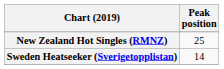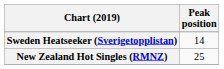rows swapped: (92, 40) <-> (92, 56)
